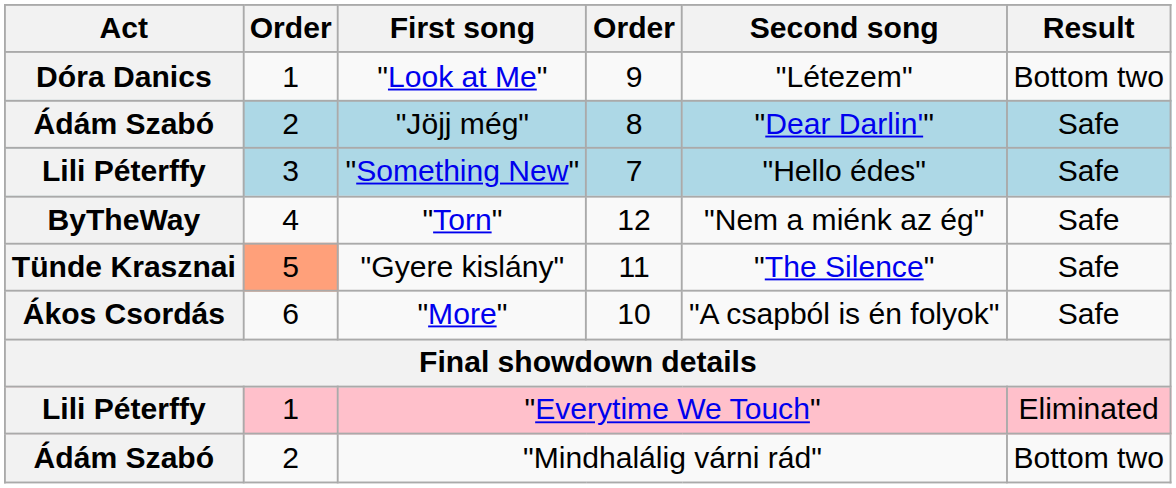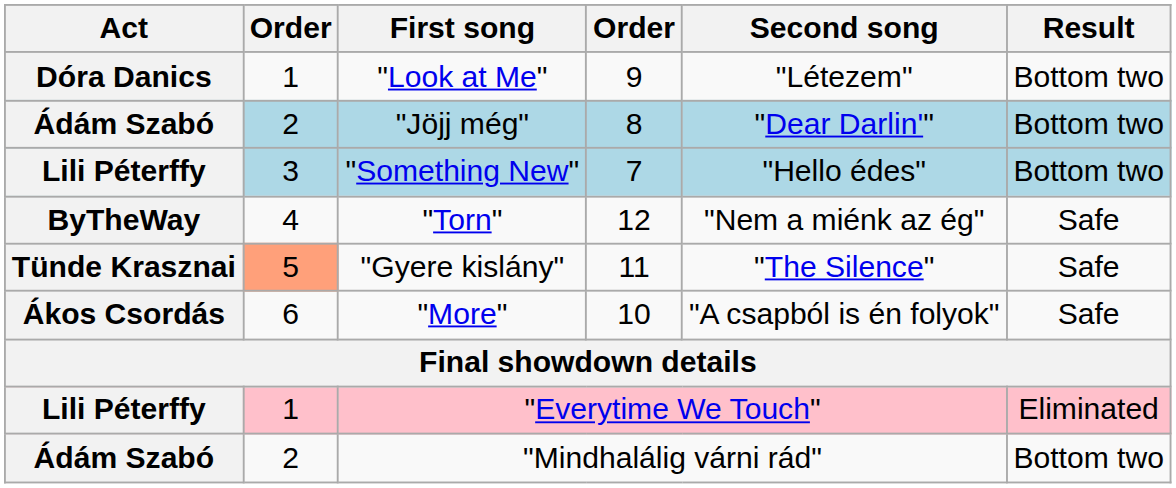(1089, 123) Safe -> (1089, 123) Bottom two
(1089, 171) Safe -> (1089, 171) Bottom two
